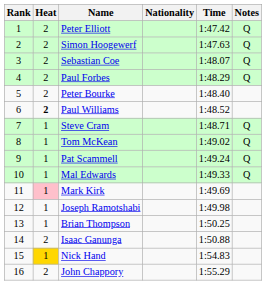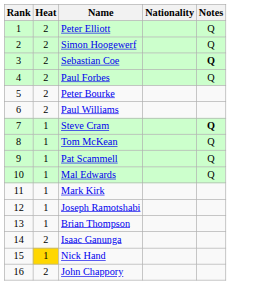- column: (214, 12)
(247, 61) normal -> (211, 61) bold
(46, 110) bold -> (46, 110) normal
(247, 126) normal -> (211, 126) bold
(46, 191) pink background -> (46, 191) no background
